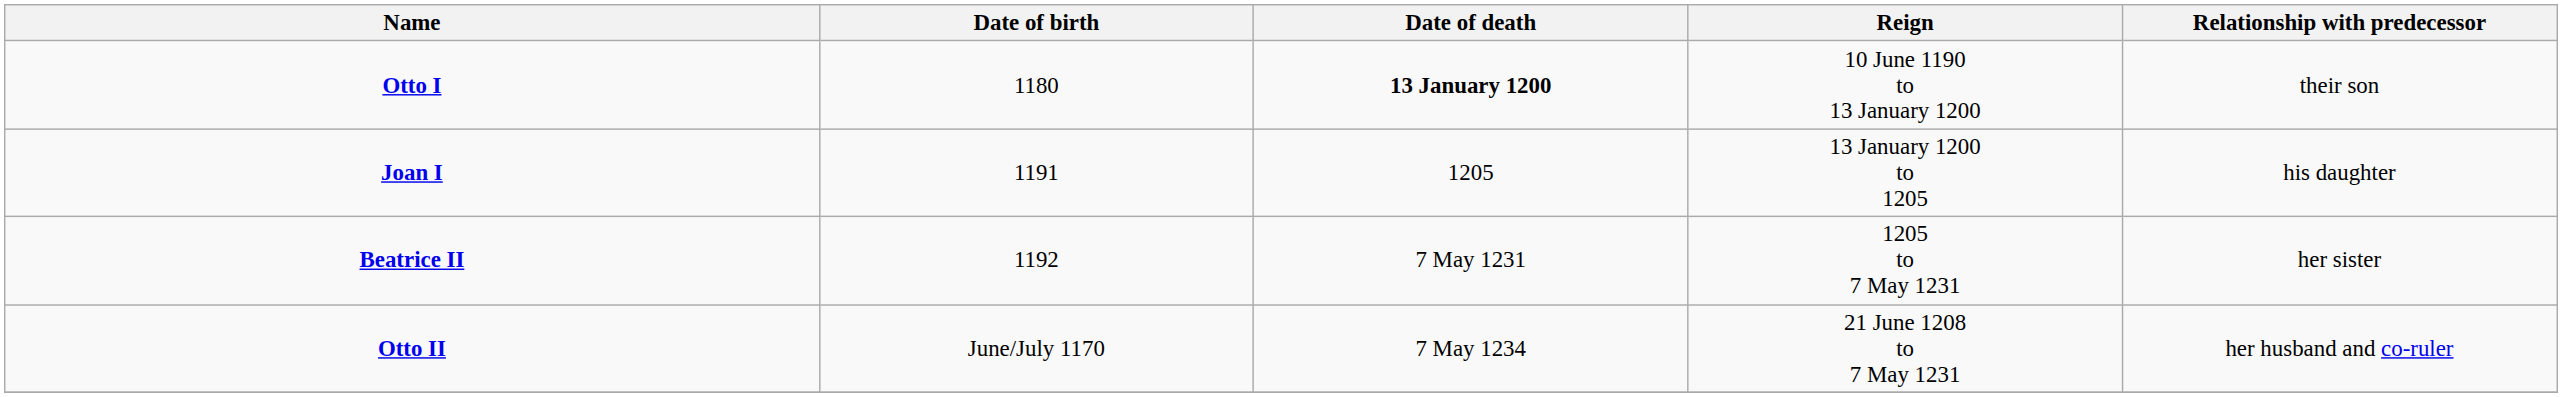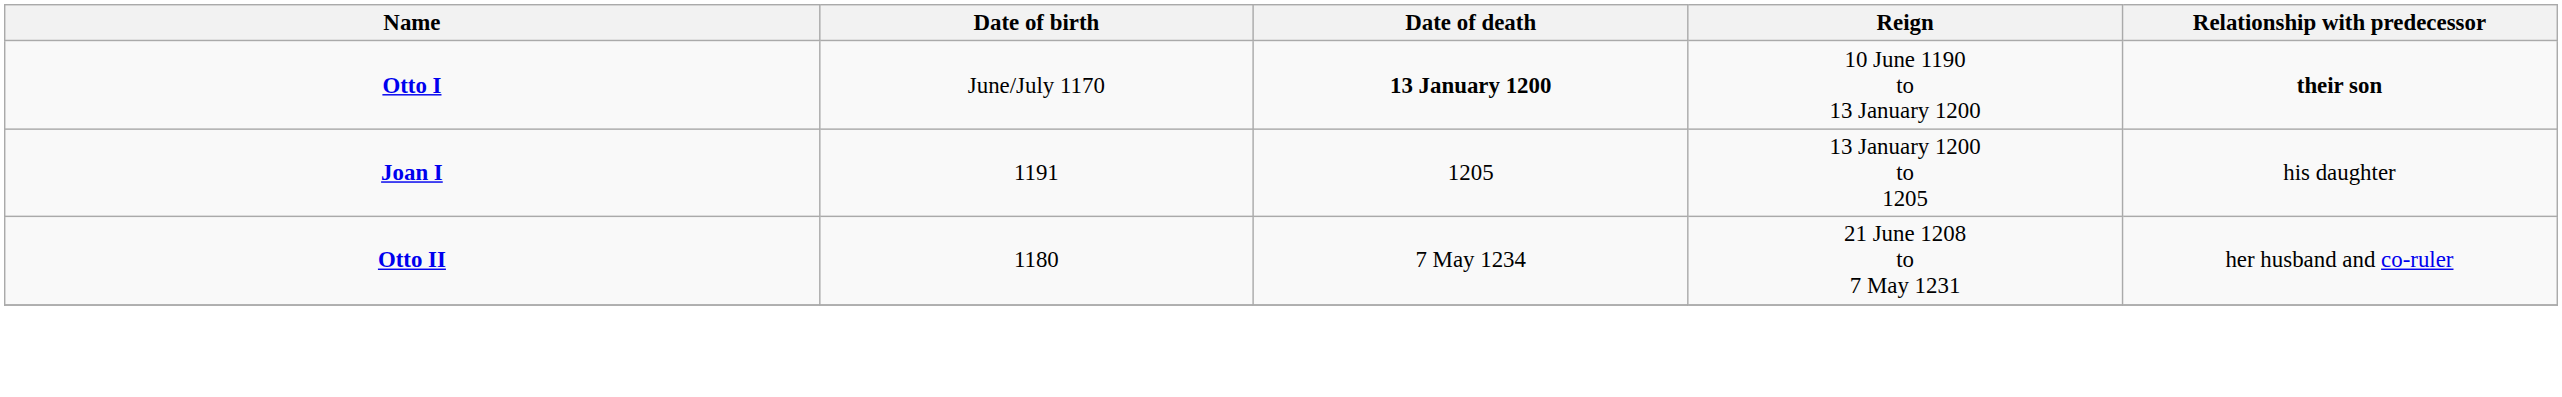(1036, 84) 1180 -> (1036, 84) June/July 1170
(2339, 84) normal -> (2339, 84) bold
- row: (412, 260)
(1036, 347) June/July 1170 -> (1036, 260) 1180
